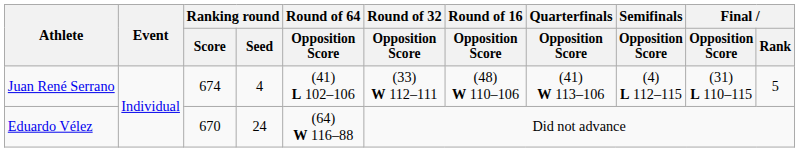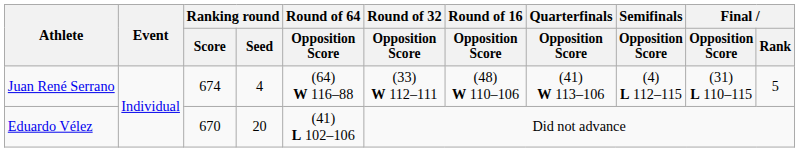(323, 86) (41) L 102–106 -> (323, 86) (64) W 116–88
(260, 127) 24 -> (260, 127) 20
(323, 127) (64) W 116–88 -> (323, 127) (41) L 102–106
